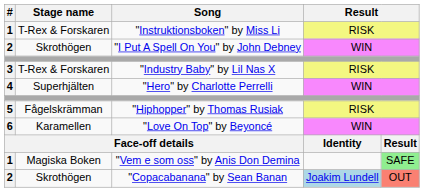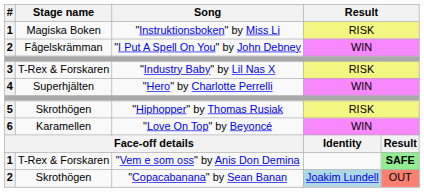(64, 30) T-Rex & Forskaren -> (64, 30) Magiska Boken
(64, 47) Skrothögen -> (64, 47) Fågelskrämman
(64, 109) Fågelskrämman -> (64, 109) Skrothögen
(64, 161) Magiska Boken -> (64, 161) T-Rex & Forskaren
(400, 161) normal -> (400, 161) bold
